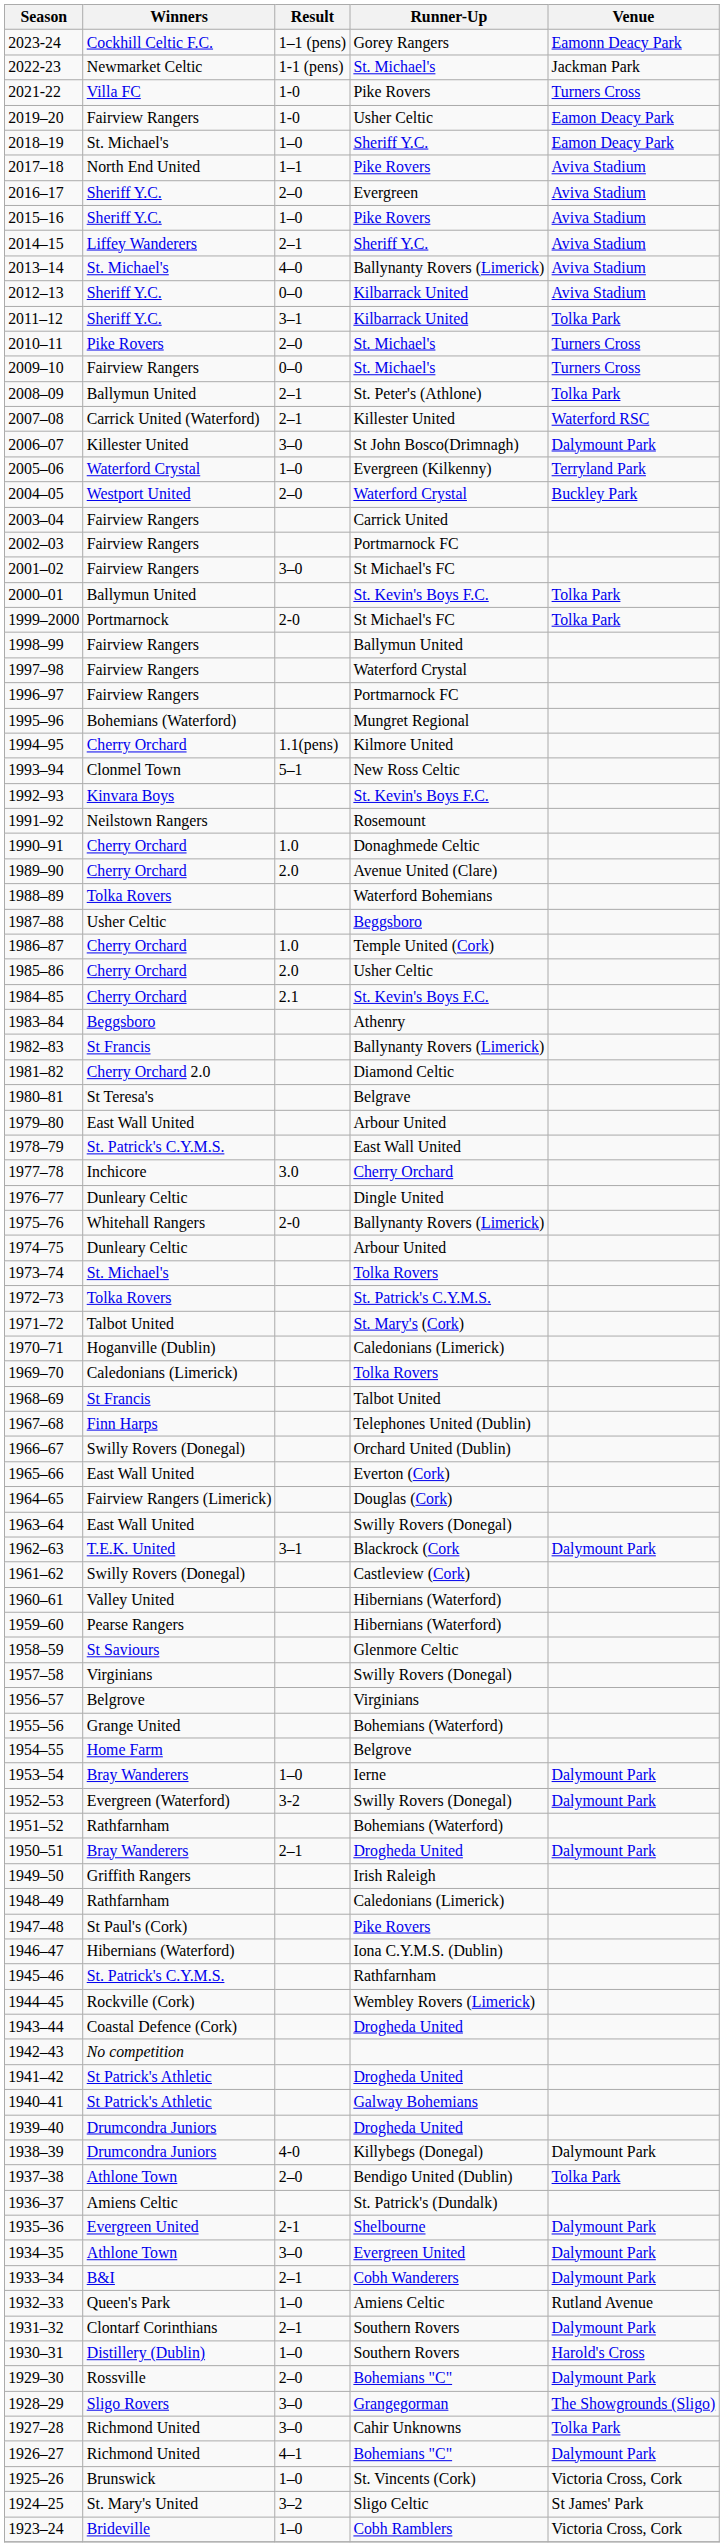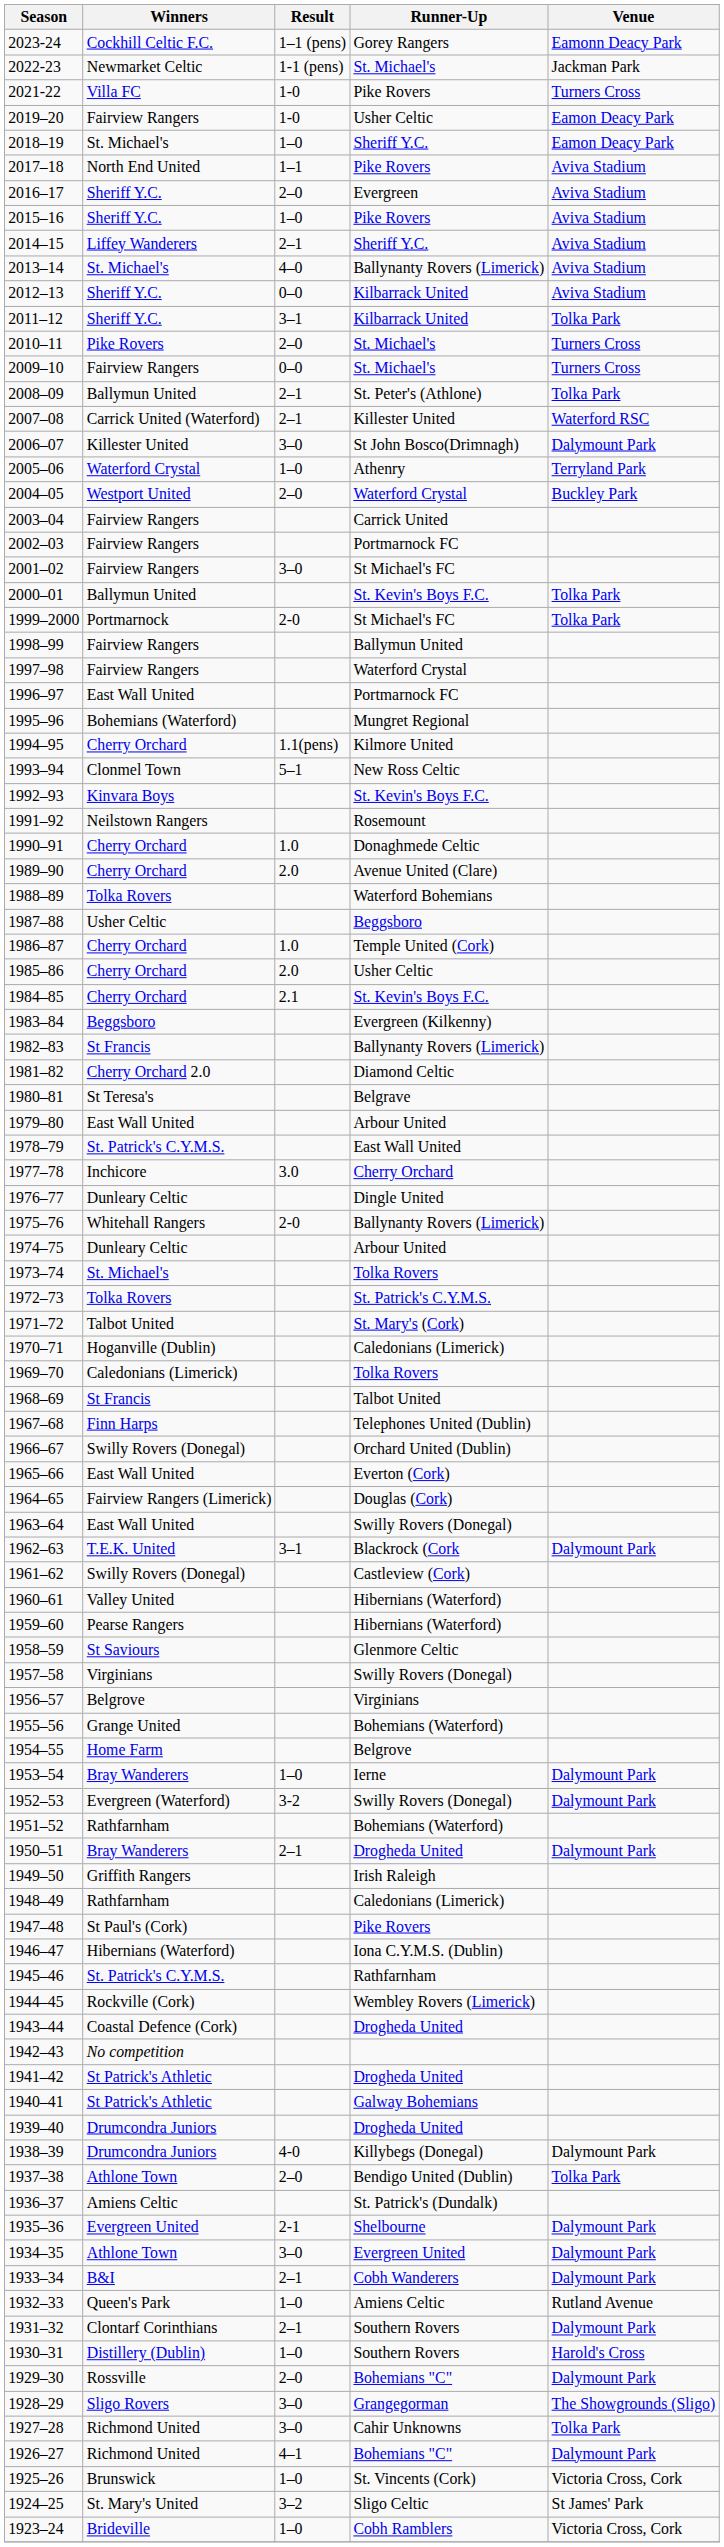(423, 469) Evergreen (Kilkenny) -> (379, 469) Athenry
(143, 695) Fairview Rangers -> (140, 695) East Wall United
(379, 1021) Athenry -> (423, 1021) Evergreen (Kilkenny)
